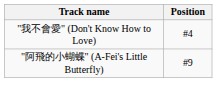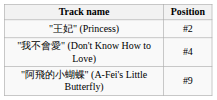+ row: (84, 28)
